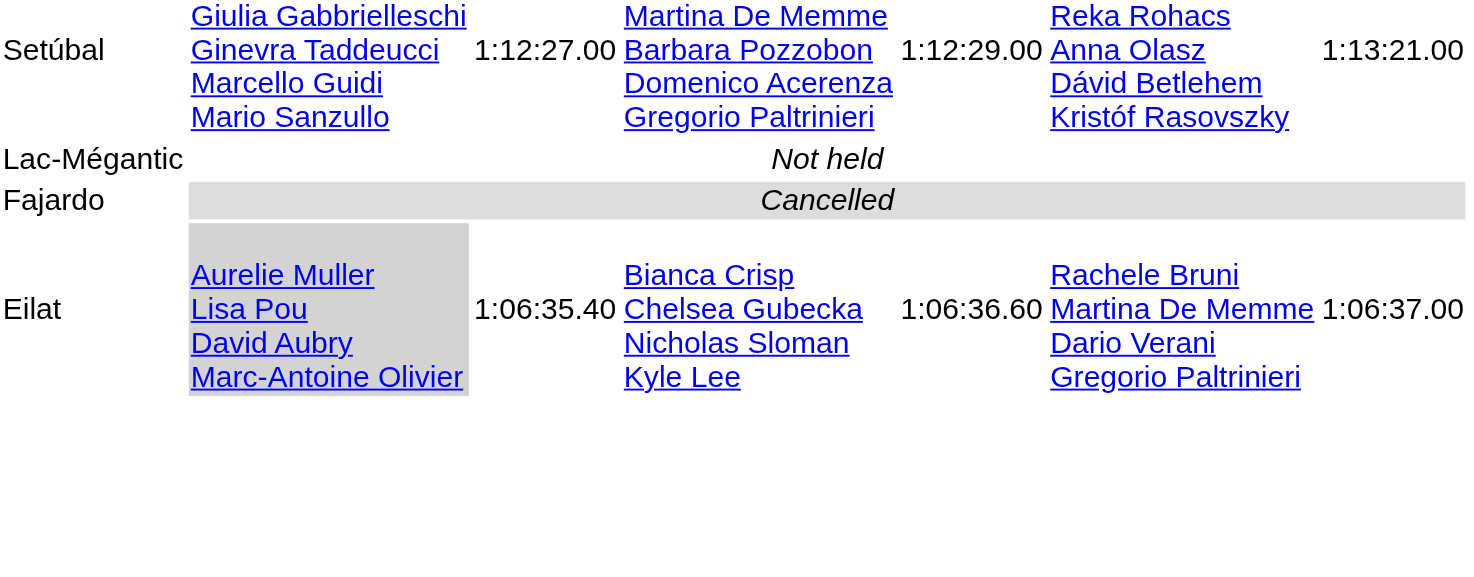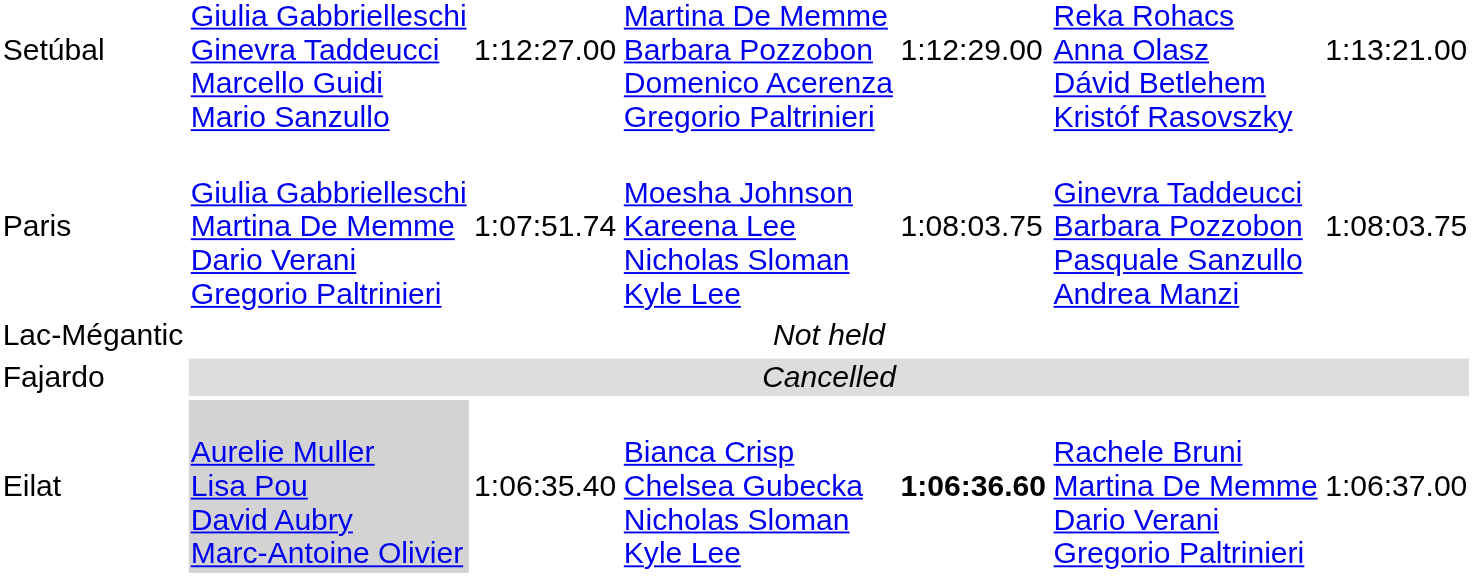+ row: (37, 226)
(972, 309) normal -> (973, 485) bold
